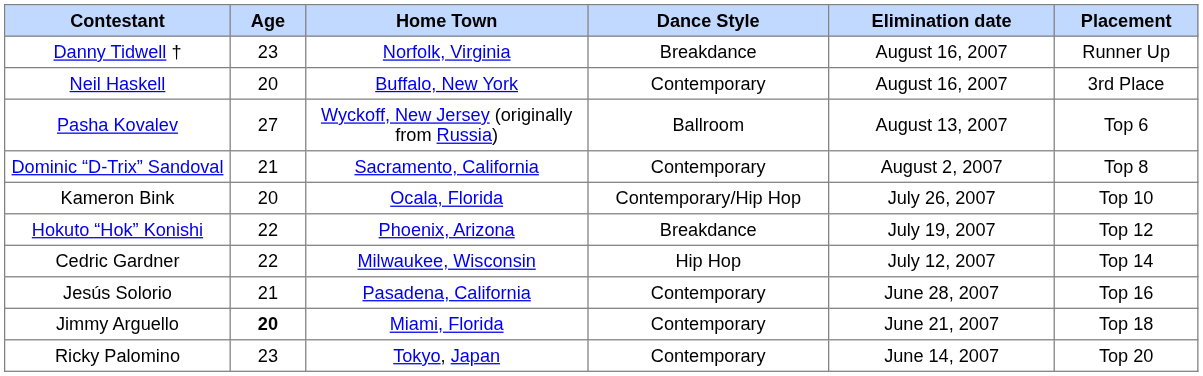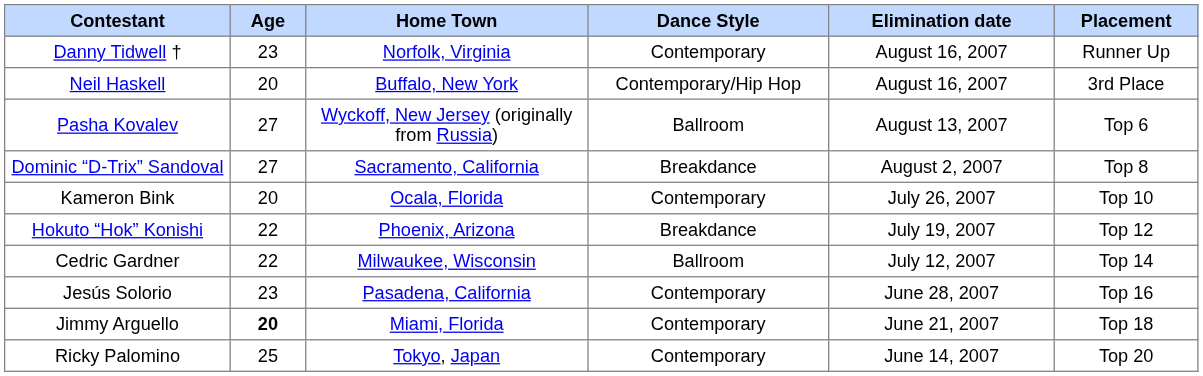(708, 52) Breakdance -> (708, 52) Contemporary
(708, 83) Contemporary -> (708, 83) Contemporary/Hip Hop
(268, 167) 21 -> (268, 167) 27
(708, 167) Contemporary -> (708, 167) Breakdance
(708, 198) Contemporary/Hip Hop -> (708, 198) Contemporary
(708, 261) Hip Hop -> (708, 261) Ballroom
(268, 293) 21 -> (268, 293) 23
(268, 356) 23 -> (268, 356) 25
